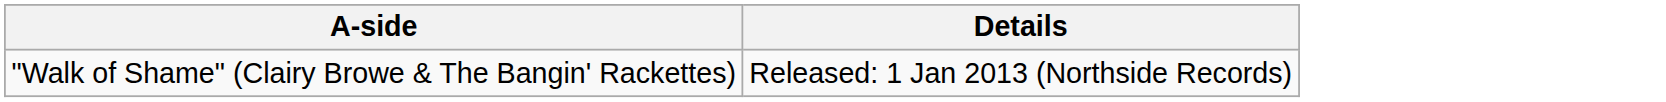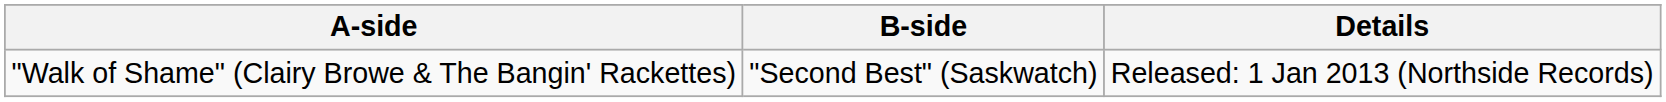+ column: (923, 27)
